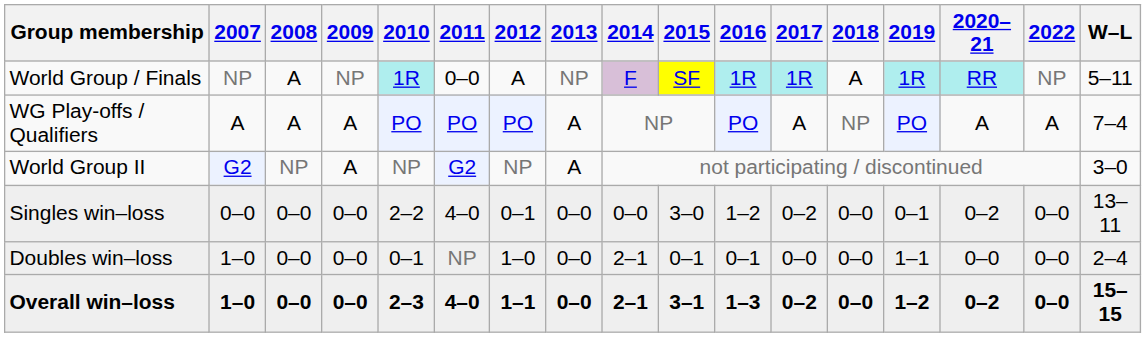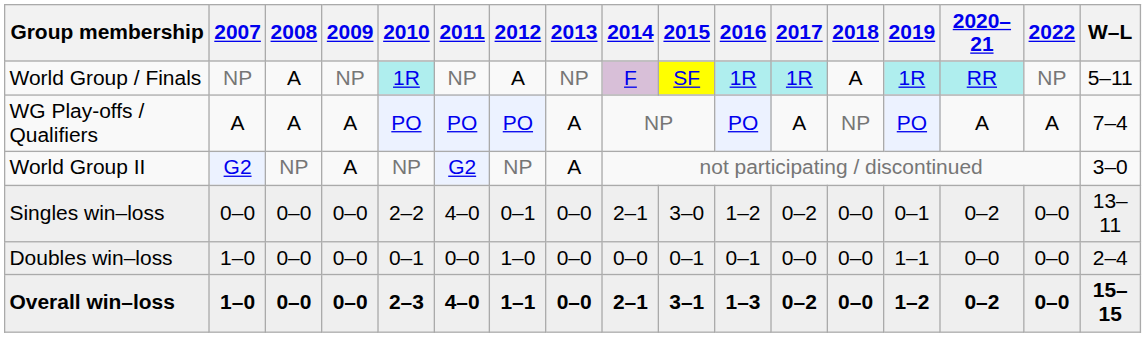(462, 77) 0–0 -> (462, 77) NP
(630, 213) 0–0 -> (630, 213) 2–1
(462, 258) NP -> (462, 258) 0–0
(630, 258) 2–1 -> (630, 258) 0–0
